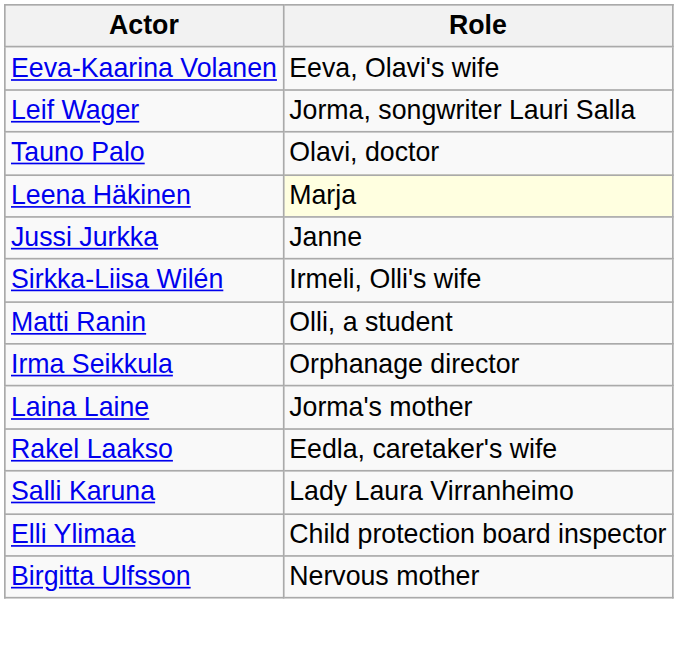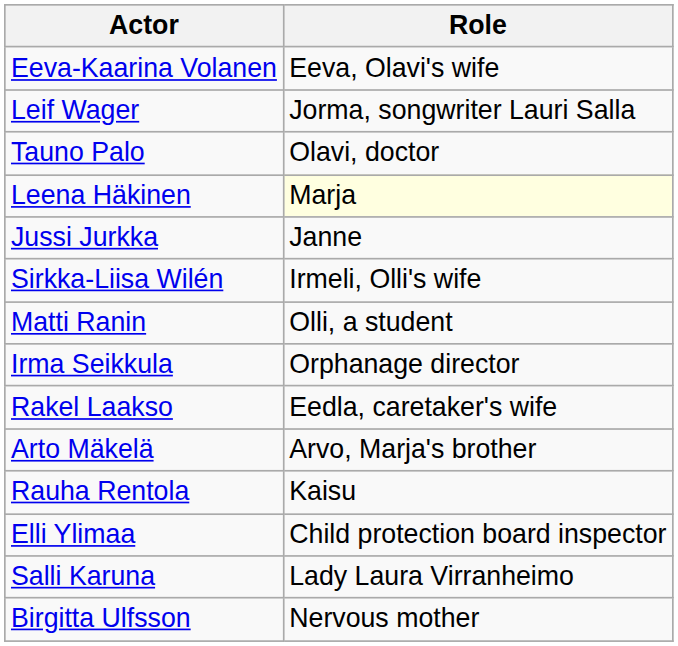- row: (80, 407)
+ row: (82, 449)
+ row: (100, 491)
rows swapped: (83, 491) <-> (73, 534)
